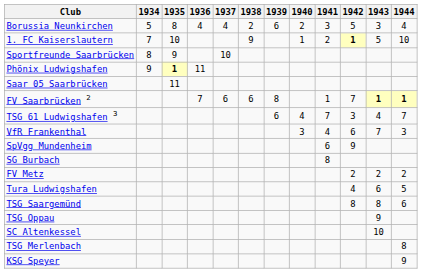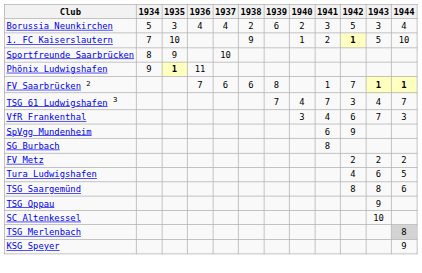(175, 26) 8 -> (175, 26) 3
- row: (57, 84)
(277, 116) 6 -> (277, 101) 7
(404, 247) no background -> (404, 232) lightgrey background
